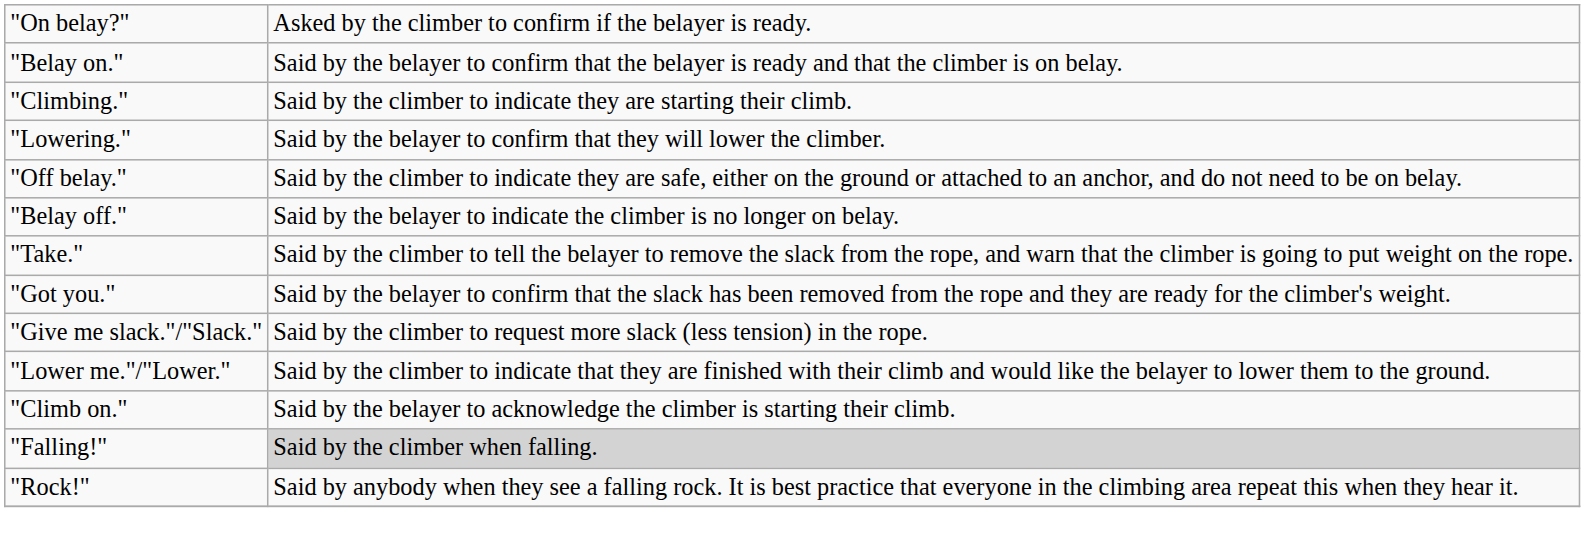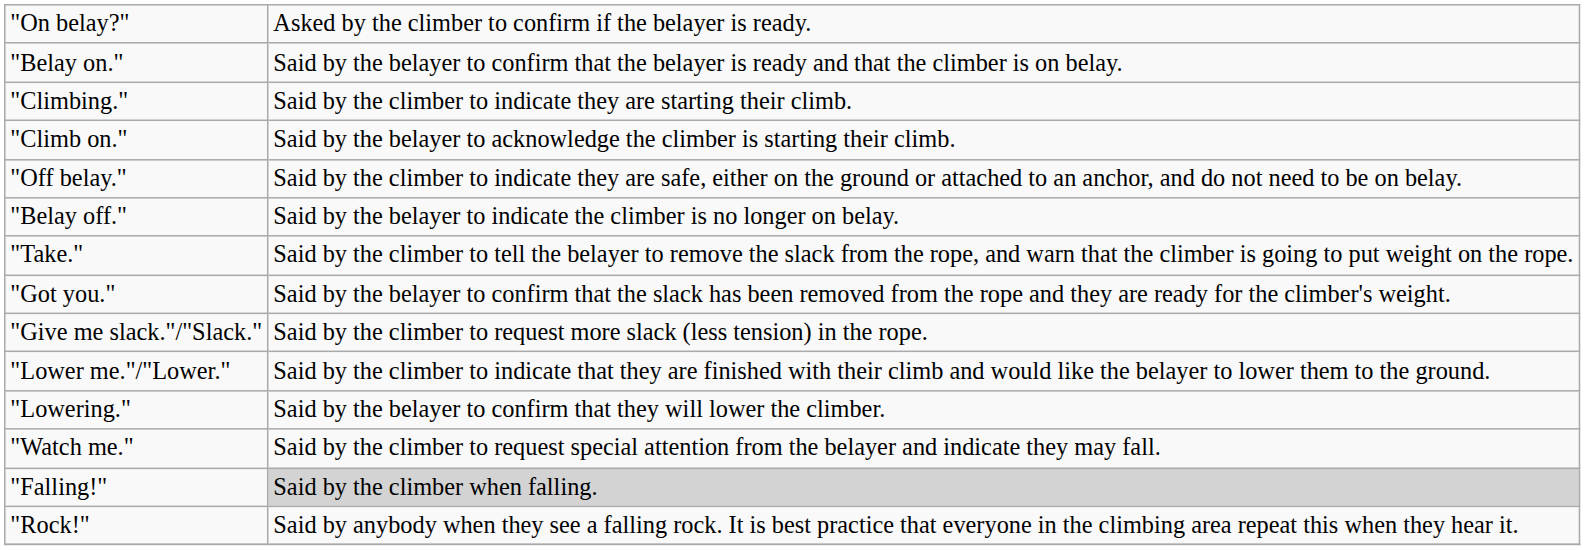rows swapped: (69, 409) <-> (71, 139)
+ row: (72, 448)
